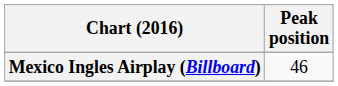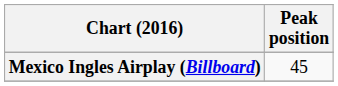(299, 66) 46 -> (299, 66) 45
